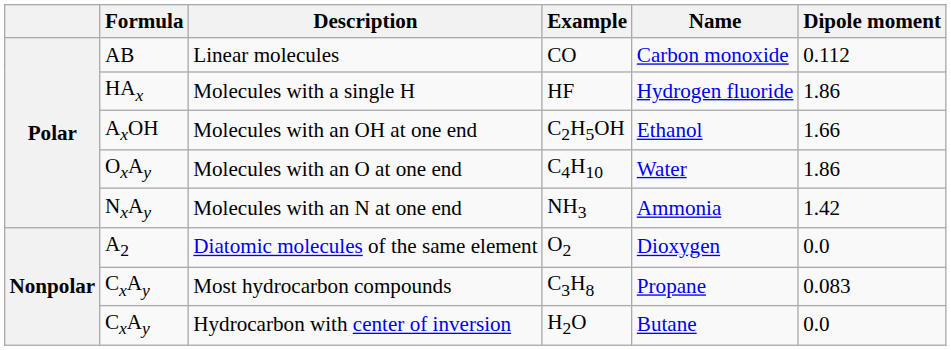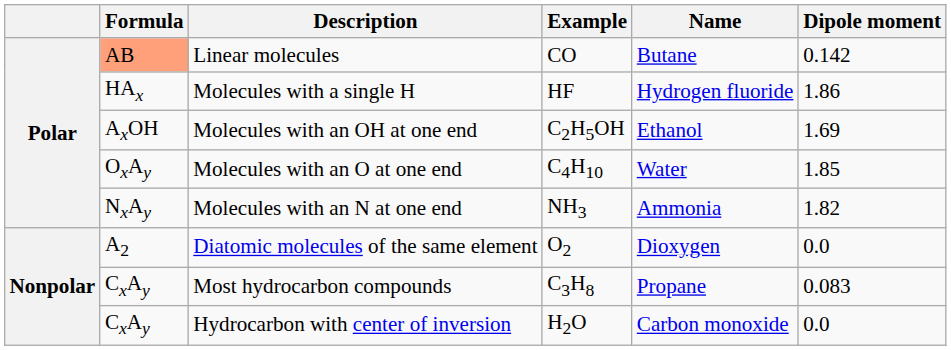(120, 54) no background -> (120, 54) lightsalmon background
(713, 54) Carbon monoxide -> (667, 54) Butane
(827, 54) 0.112 -> (827, 54) 0.142
(822, 130) 1.66 -> (822, 130) 1.69
(822, 169) 1.86 -> (822, 169) 1.85
(822, 208) 1.42 -> (822, 208) 1.82
(667, 325) Butane -> (713, 325) Carbon monoxide
